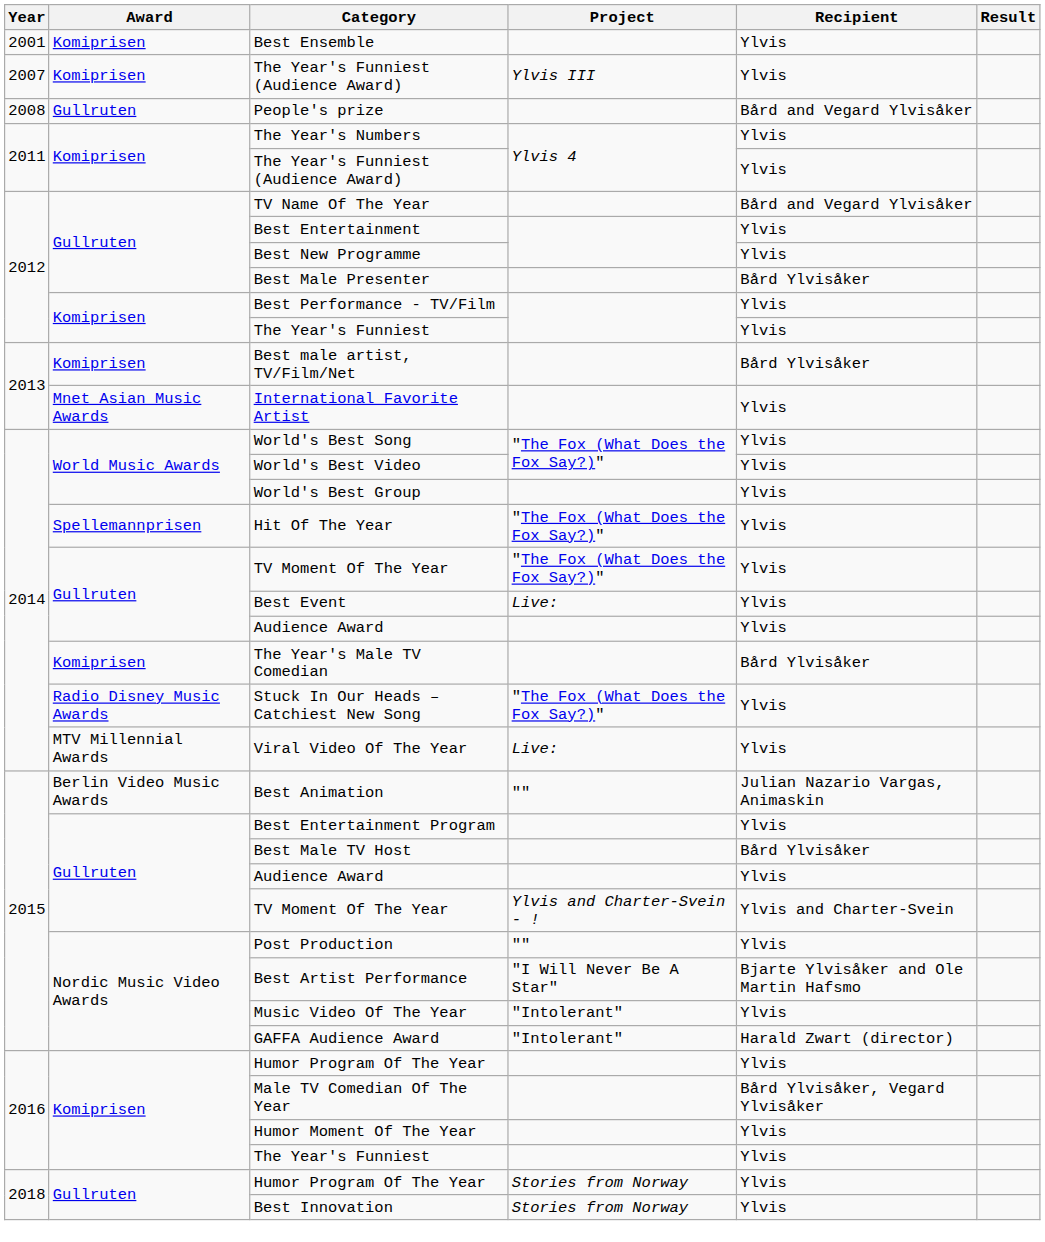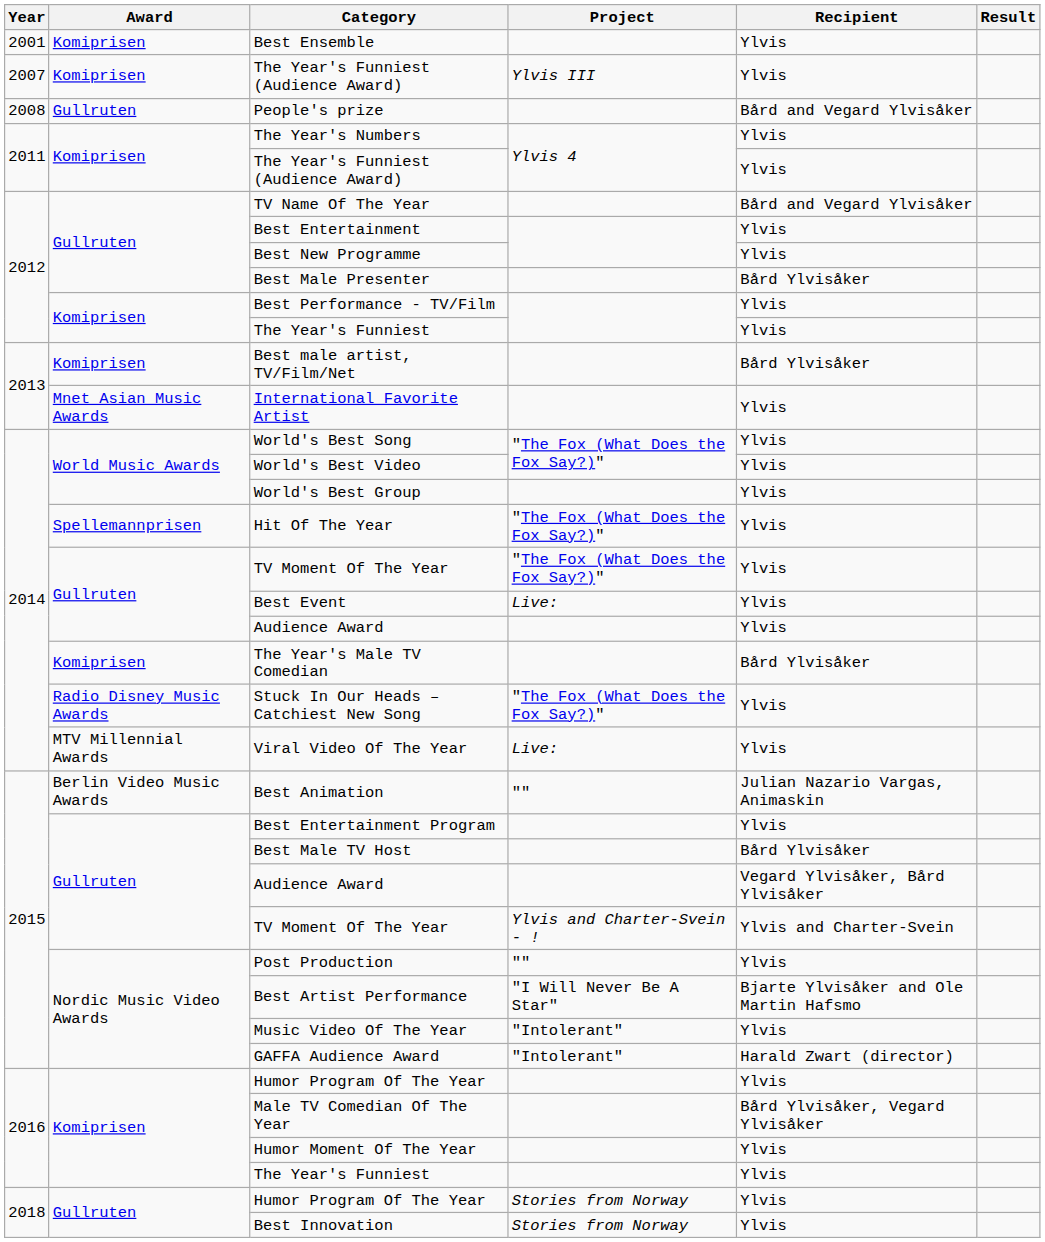(764, 876) Ylvis -> (842, 885) Vegard Ylvisåker, Bård Ylvisåker
